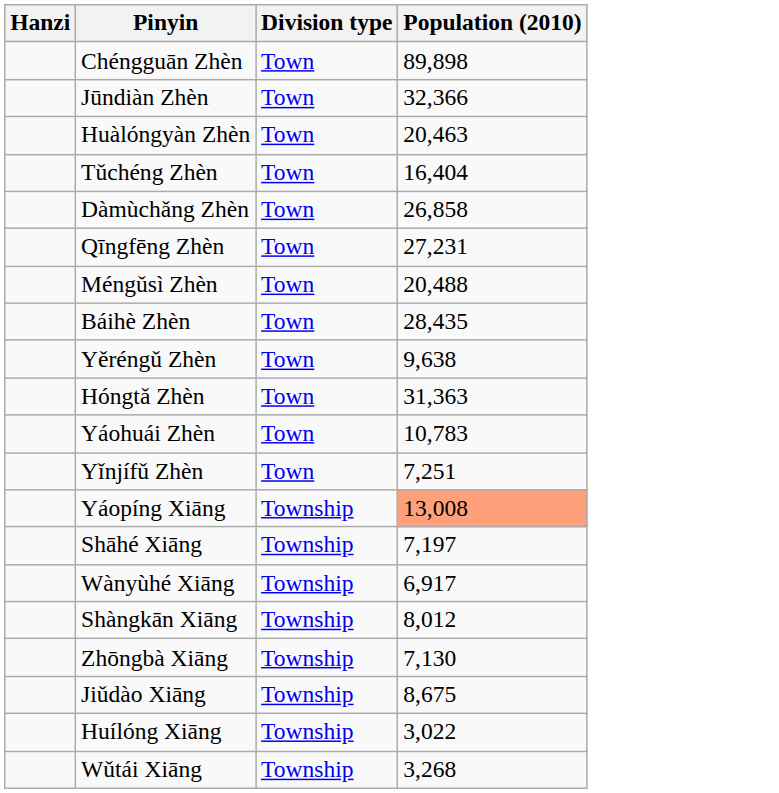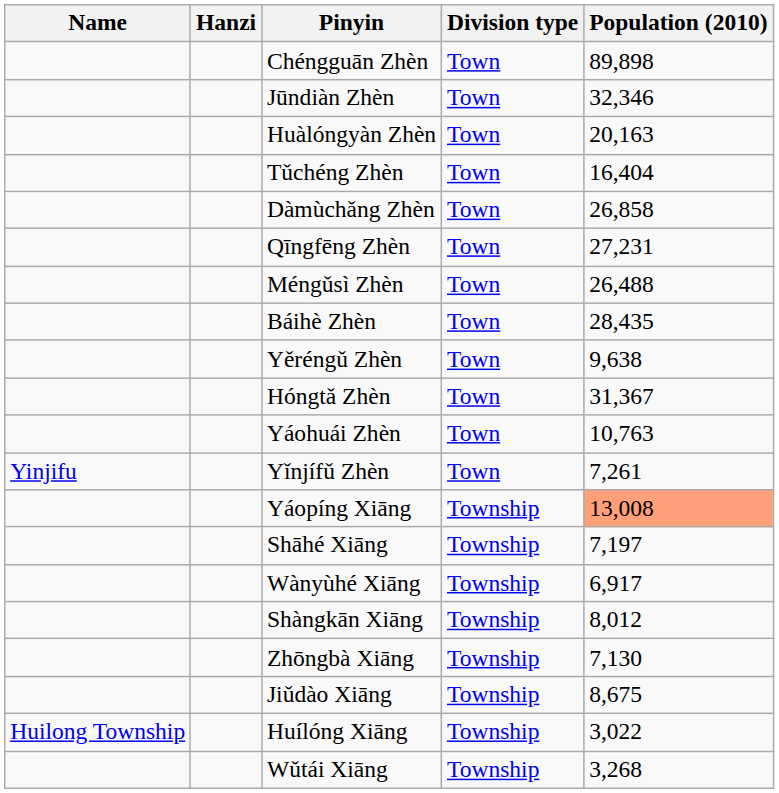+ column: (98, 23)
(436, 97) 32,366 -> (621, 97) 32,346
(436, 135) 20,463 -> (621, 135) 20,163
(436, 284) 20,488 -> (621, 284) 26,488
(436, 396) 31,363 -> (621, 396) 31,367
(436, 433) 10,783 -> (621, 433) 10,763
(430, 470) 7,251 -> (616, 470) 7,261
